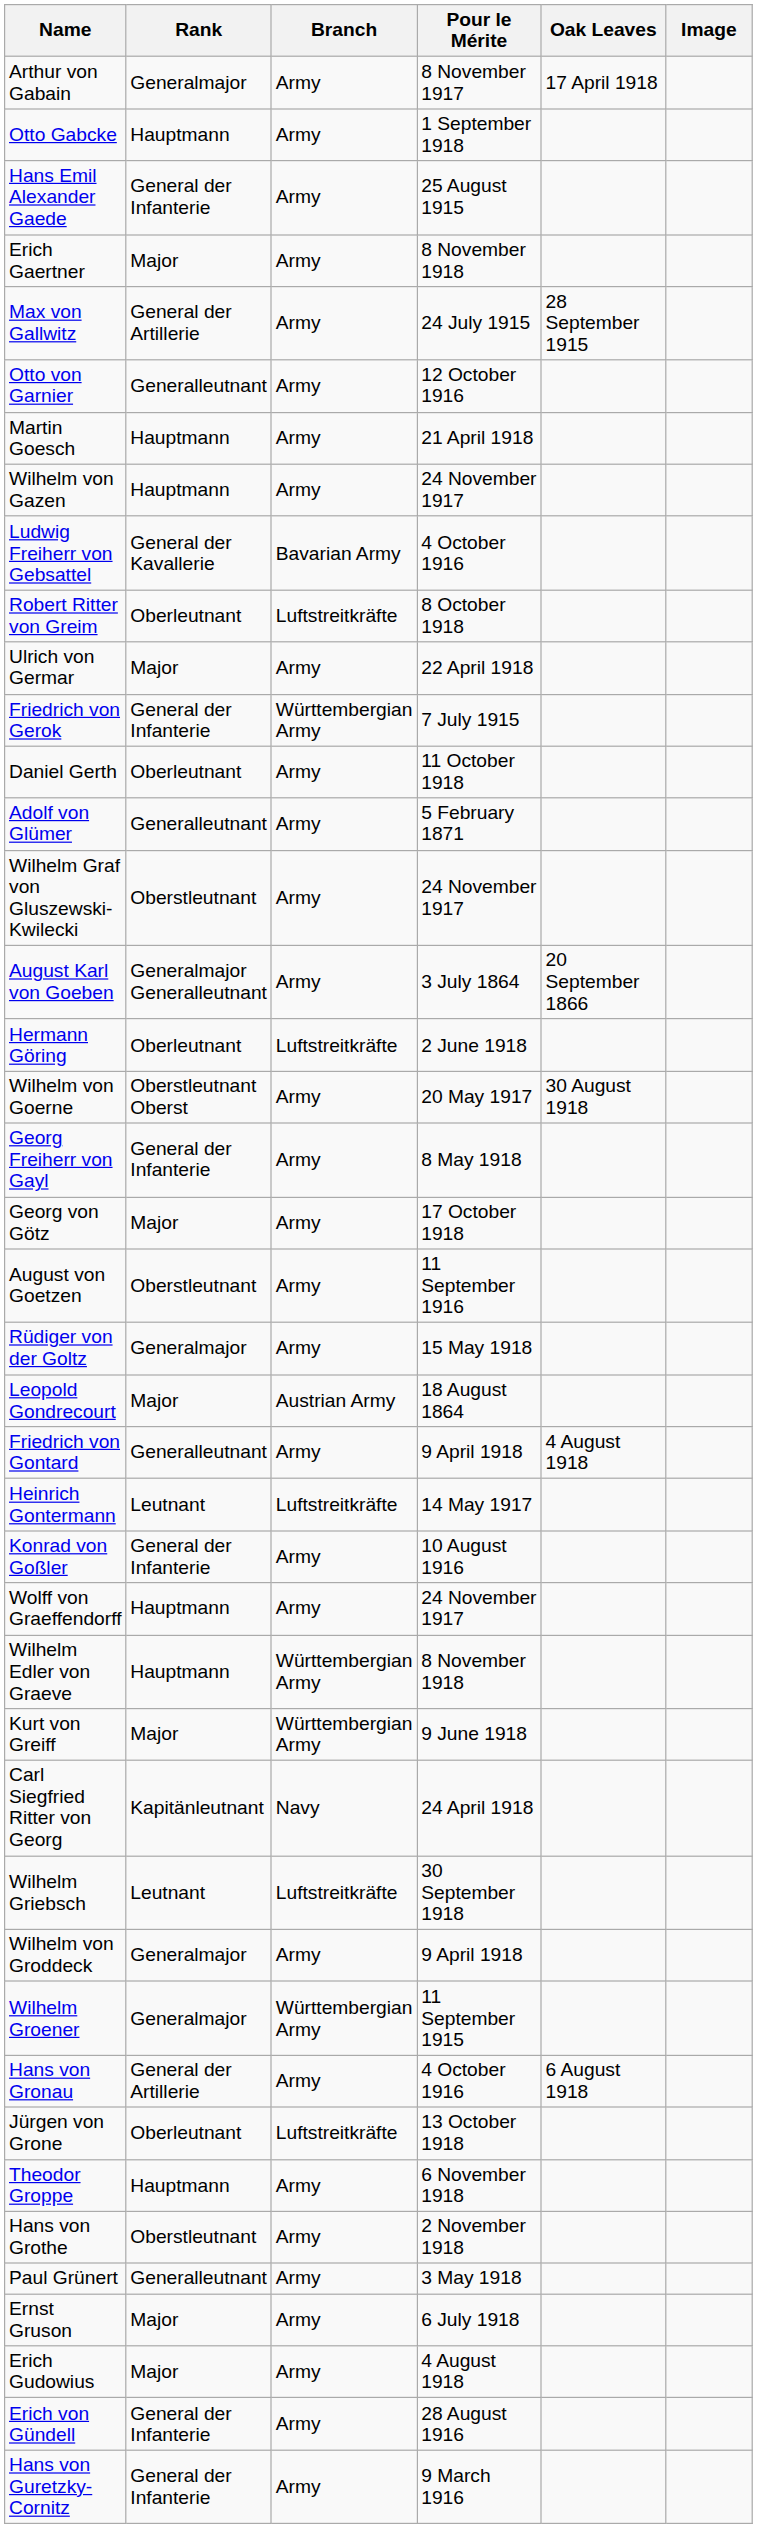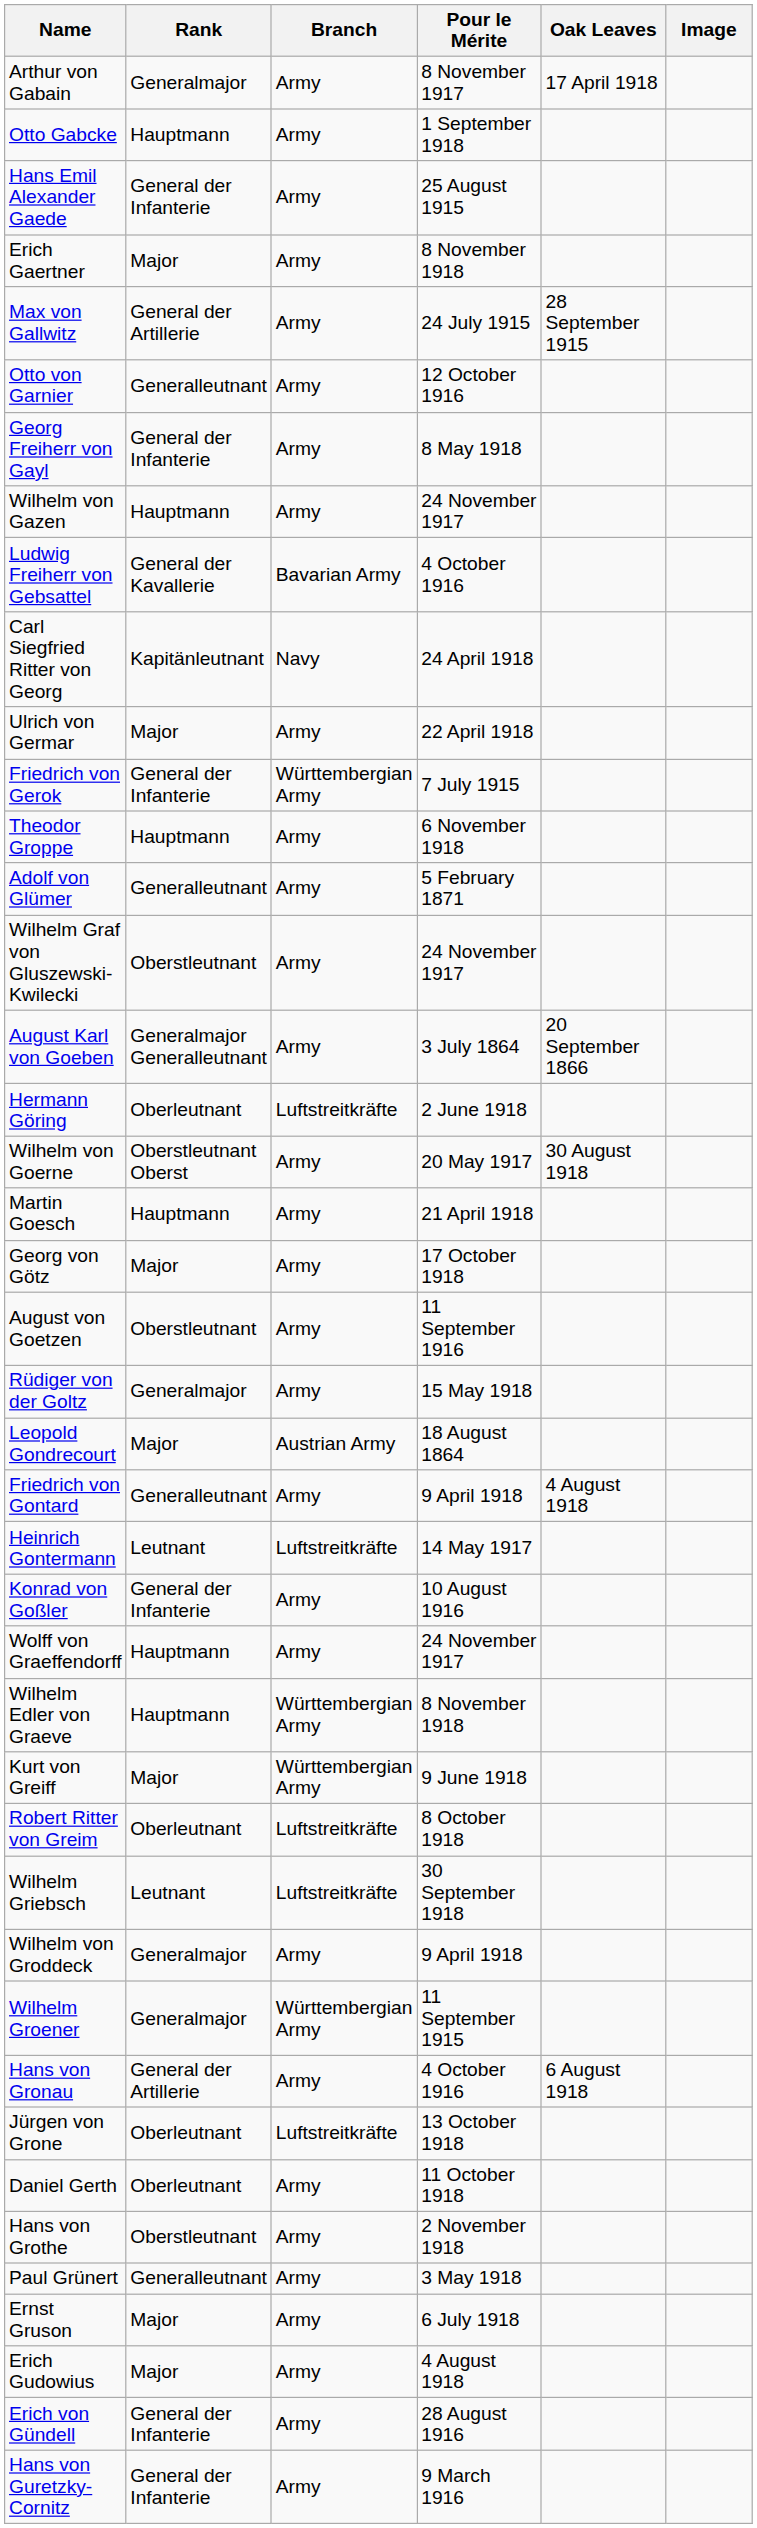rows swapped: (61, 1159) <-> (42, 438)
rows swapped: (50, 1808) <-> (63, 615)
rows swapped: (63, 771) <-> (45, 2185)
